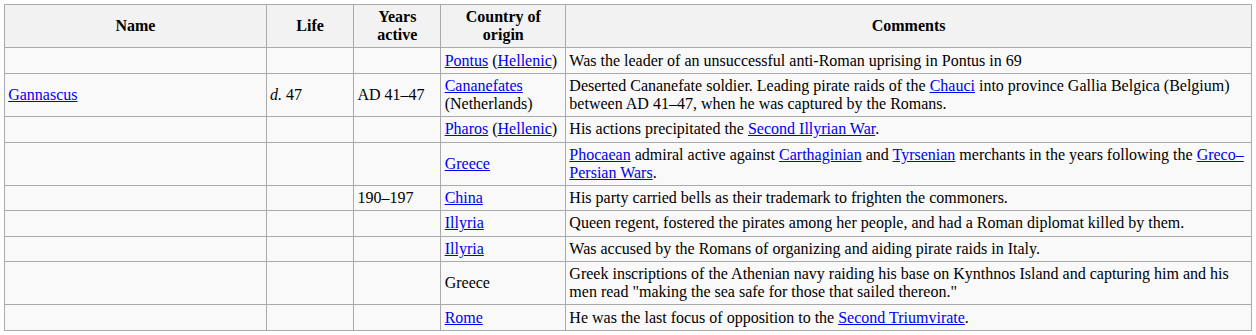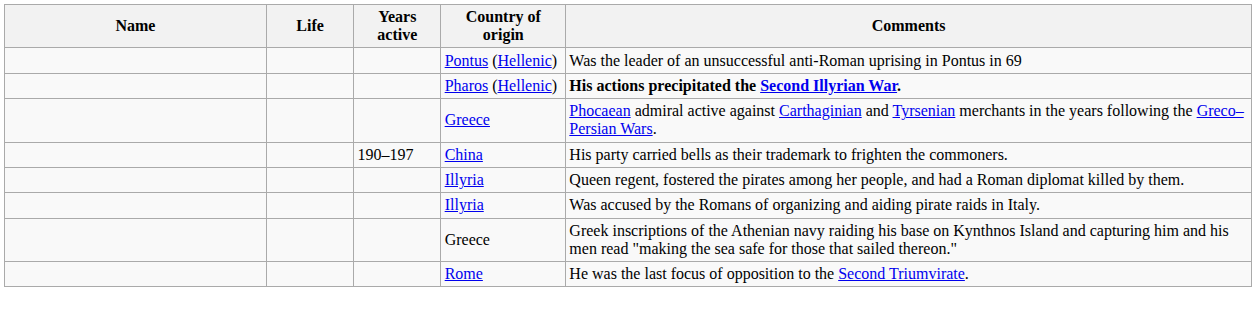- row: (391, 94)
(724, 129) normal -> (735, 85) bold
